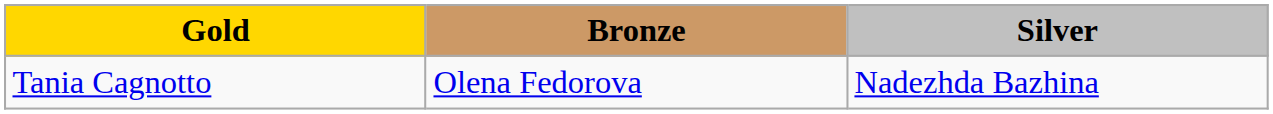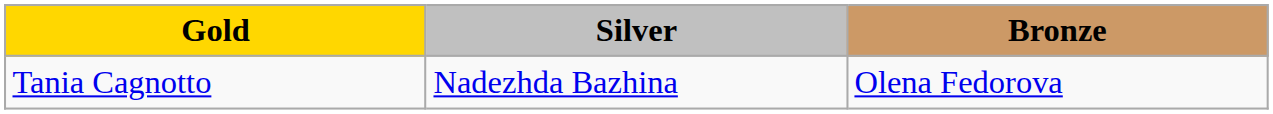columns swapped: (1057, 30) <-> (636, 30)
